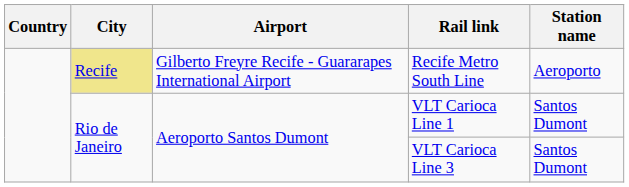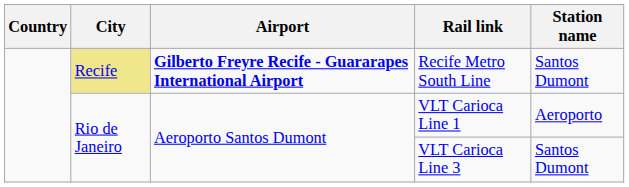(274, 70) normal -> (281, 70) bold
(567, 70) Aeroporto -> (562, 70) Santos Dumont
(560, 115) Santos Dumont -> (569, 115) Aeroporto
